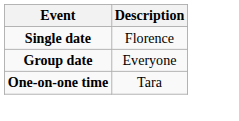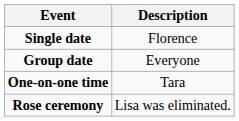+ row: (58, 104)
